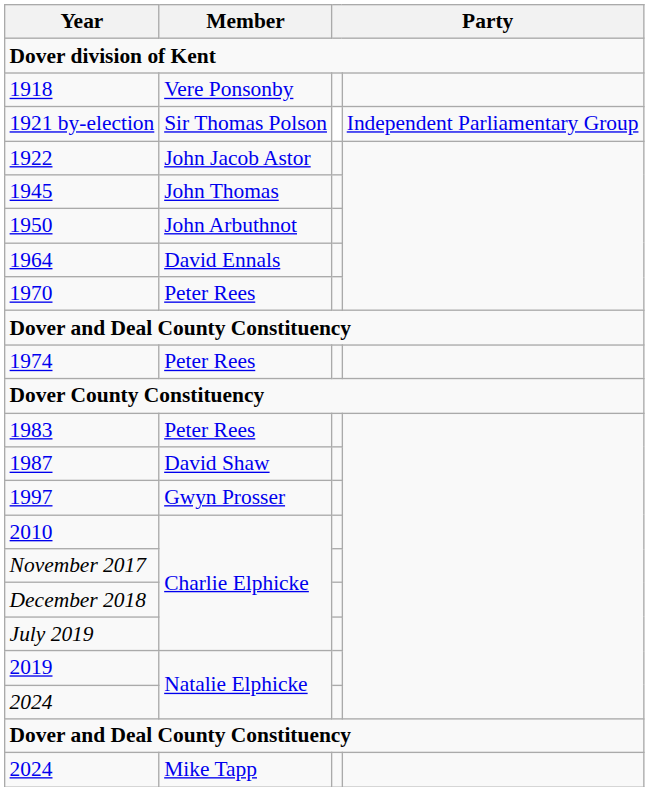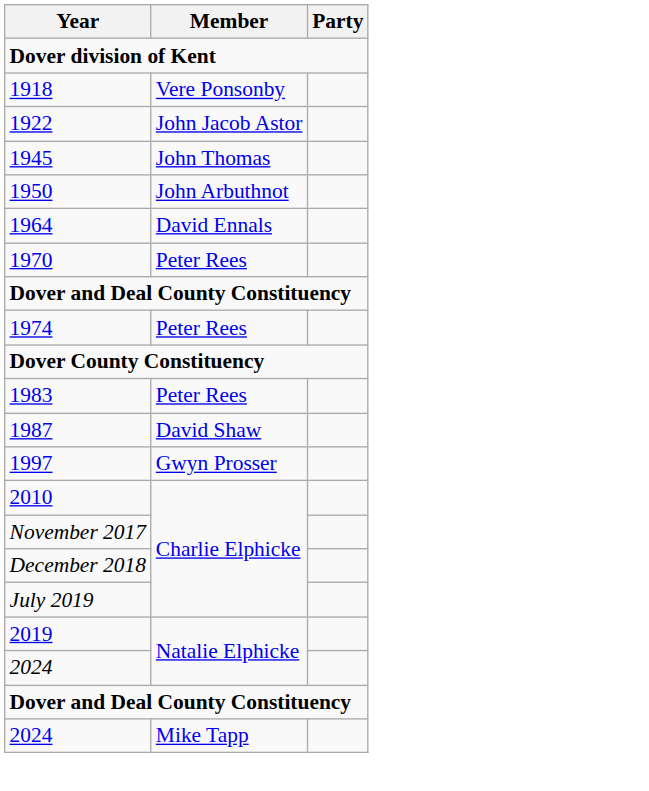- row: (82, 123)
